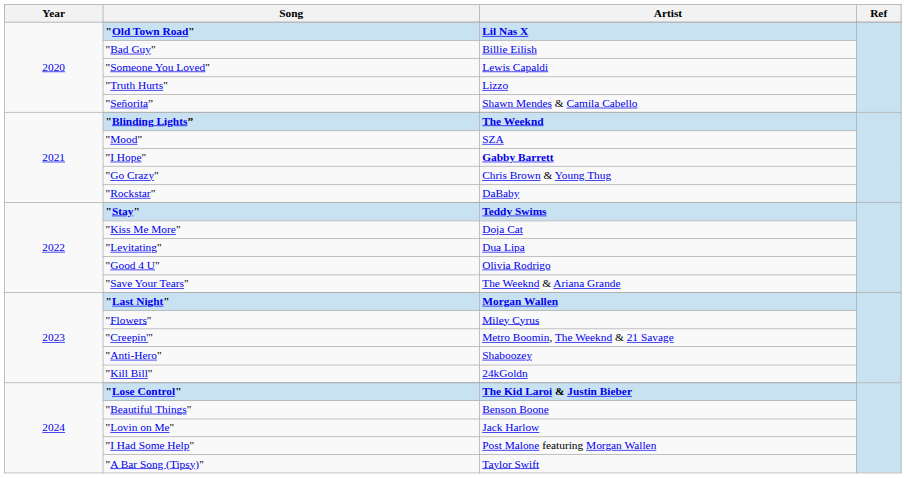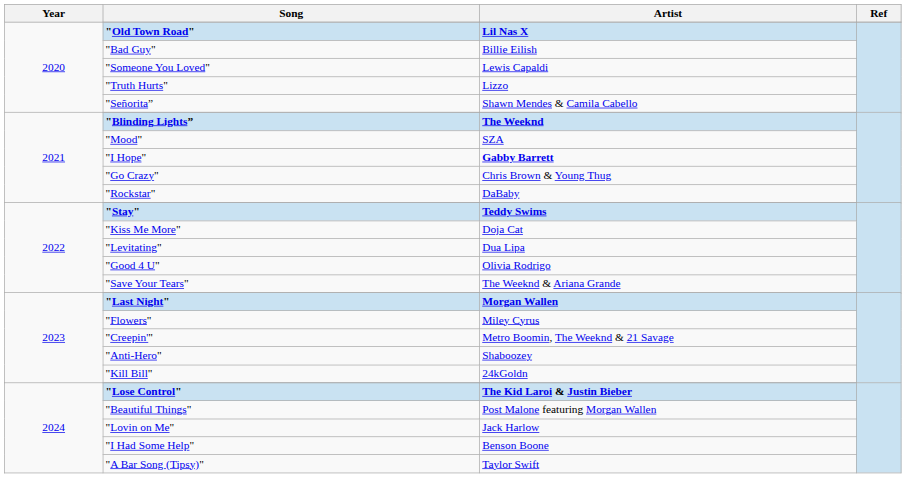(516, 409) Benson Boone -> (569, 409) Post Malone featuring Morgan Wallen
(569, 445) Post Malone featuring Morgan Wallen -> (516, 445) Benson Boone
